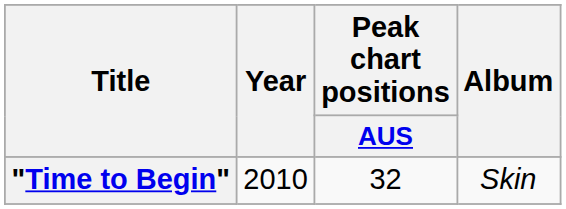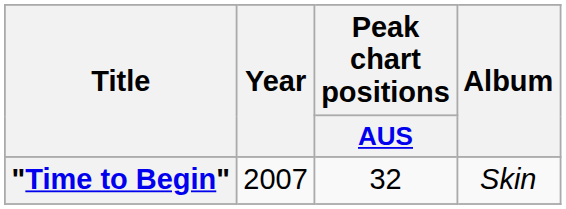(276, 179) 2010 -> (276, 179) 2007
